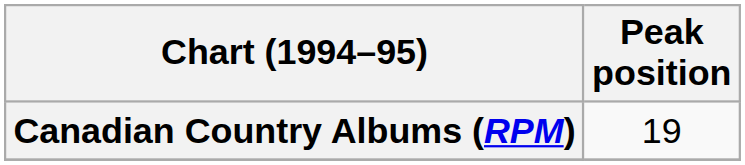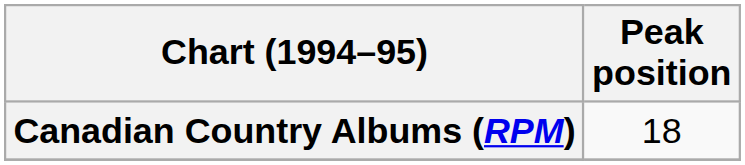(662, 130) 19 -> (662, 130) 18
